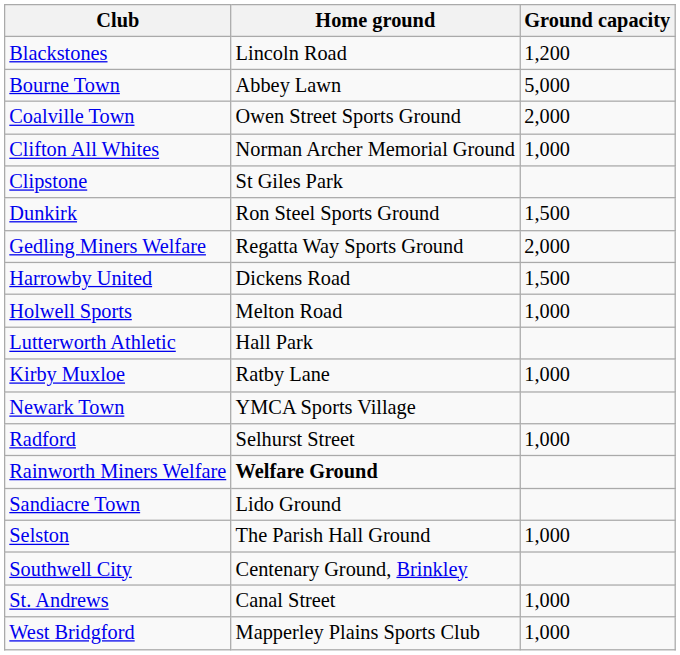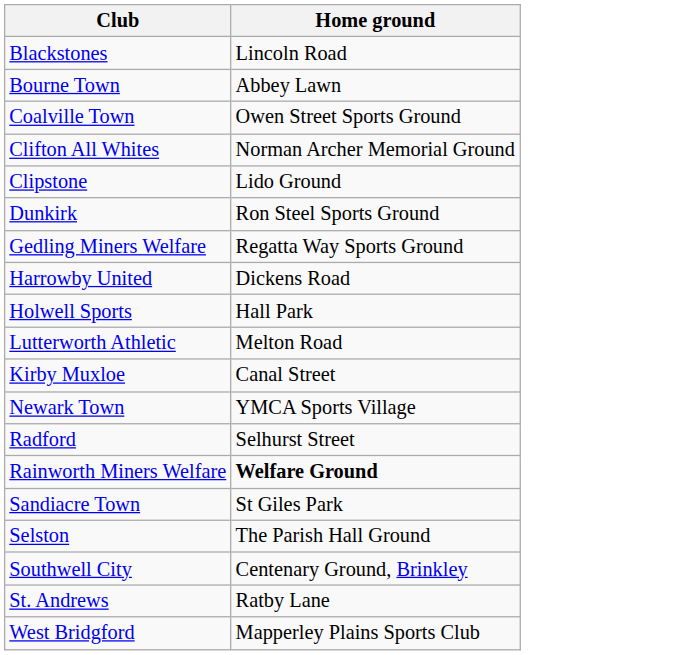- column: (597, 20)
(289, 181) St Giles Park -> (288, 181) Lido Ground
(289, 310) Melton Road -> (274, 310) Hall Park
(274, 342) Hall Park -> (289, 342) Melton Road
(283, 375) Ratby Lane -> (286, 375) Canal Street
(288, 504) Lido Ground -> (289, 504) St Giles Park
(286, 600) Canal Street -> (283, 600) Ratby Lane
